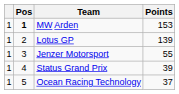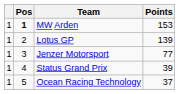(168, 53) 55 -> (168, 53) 77
